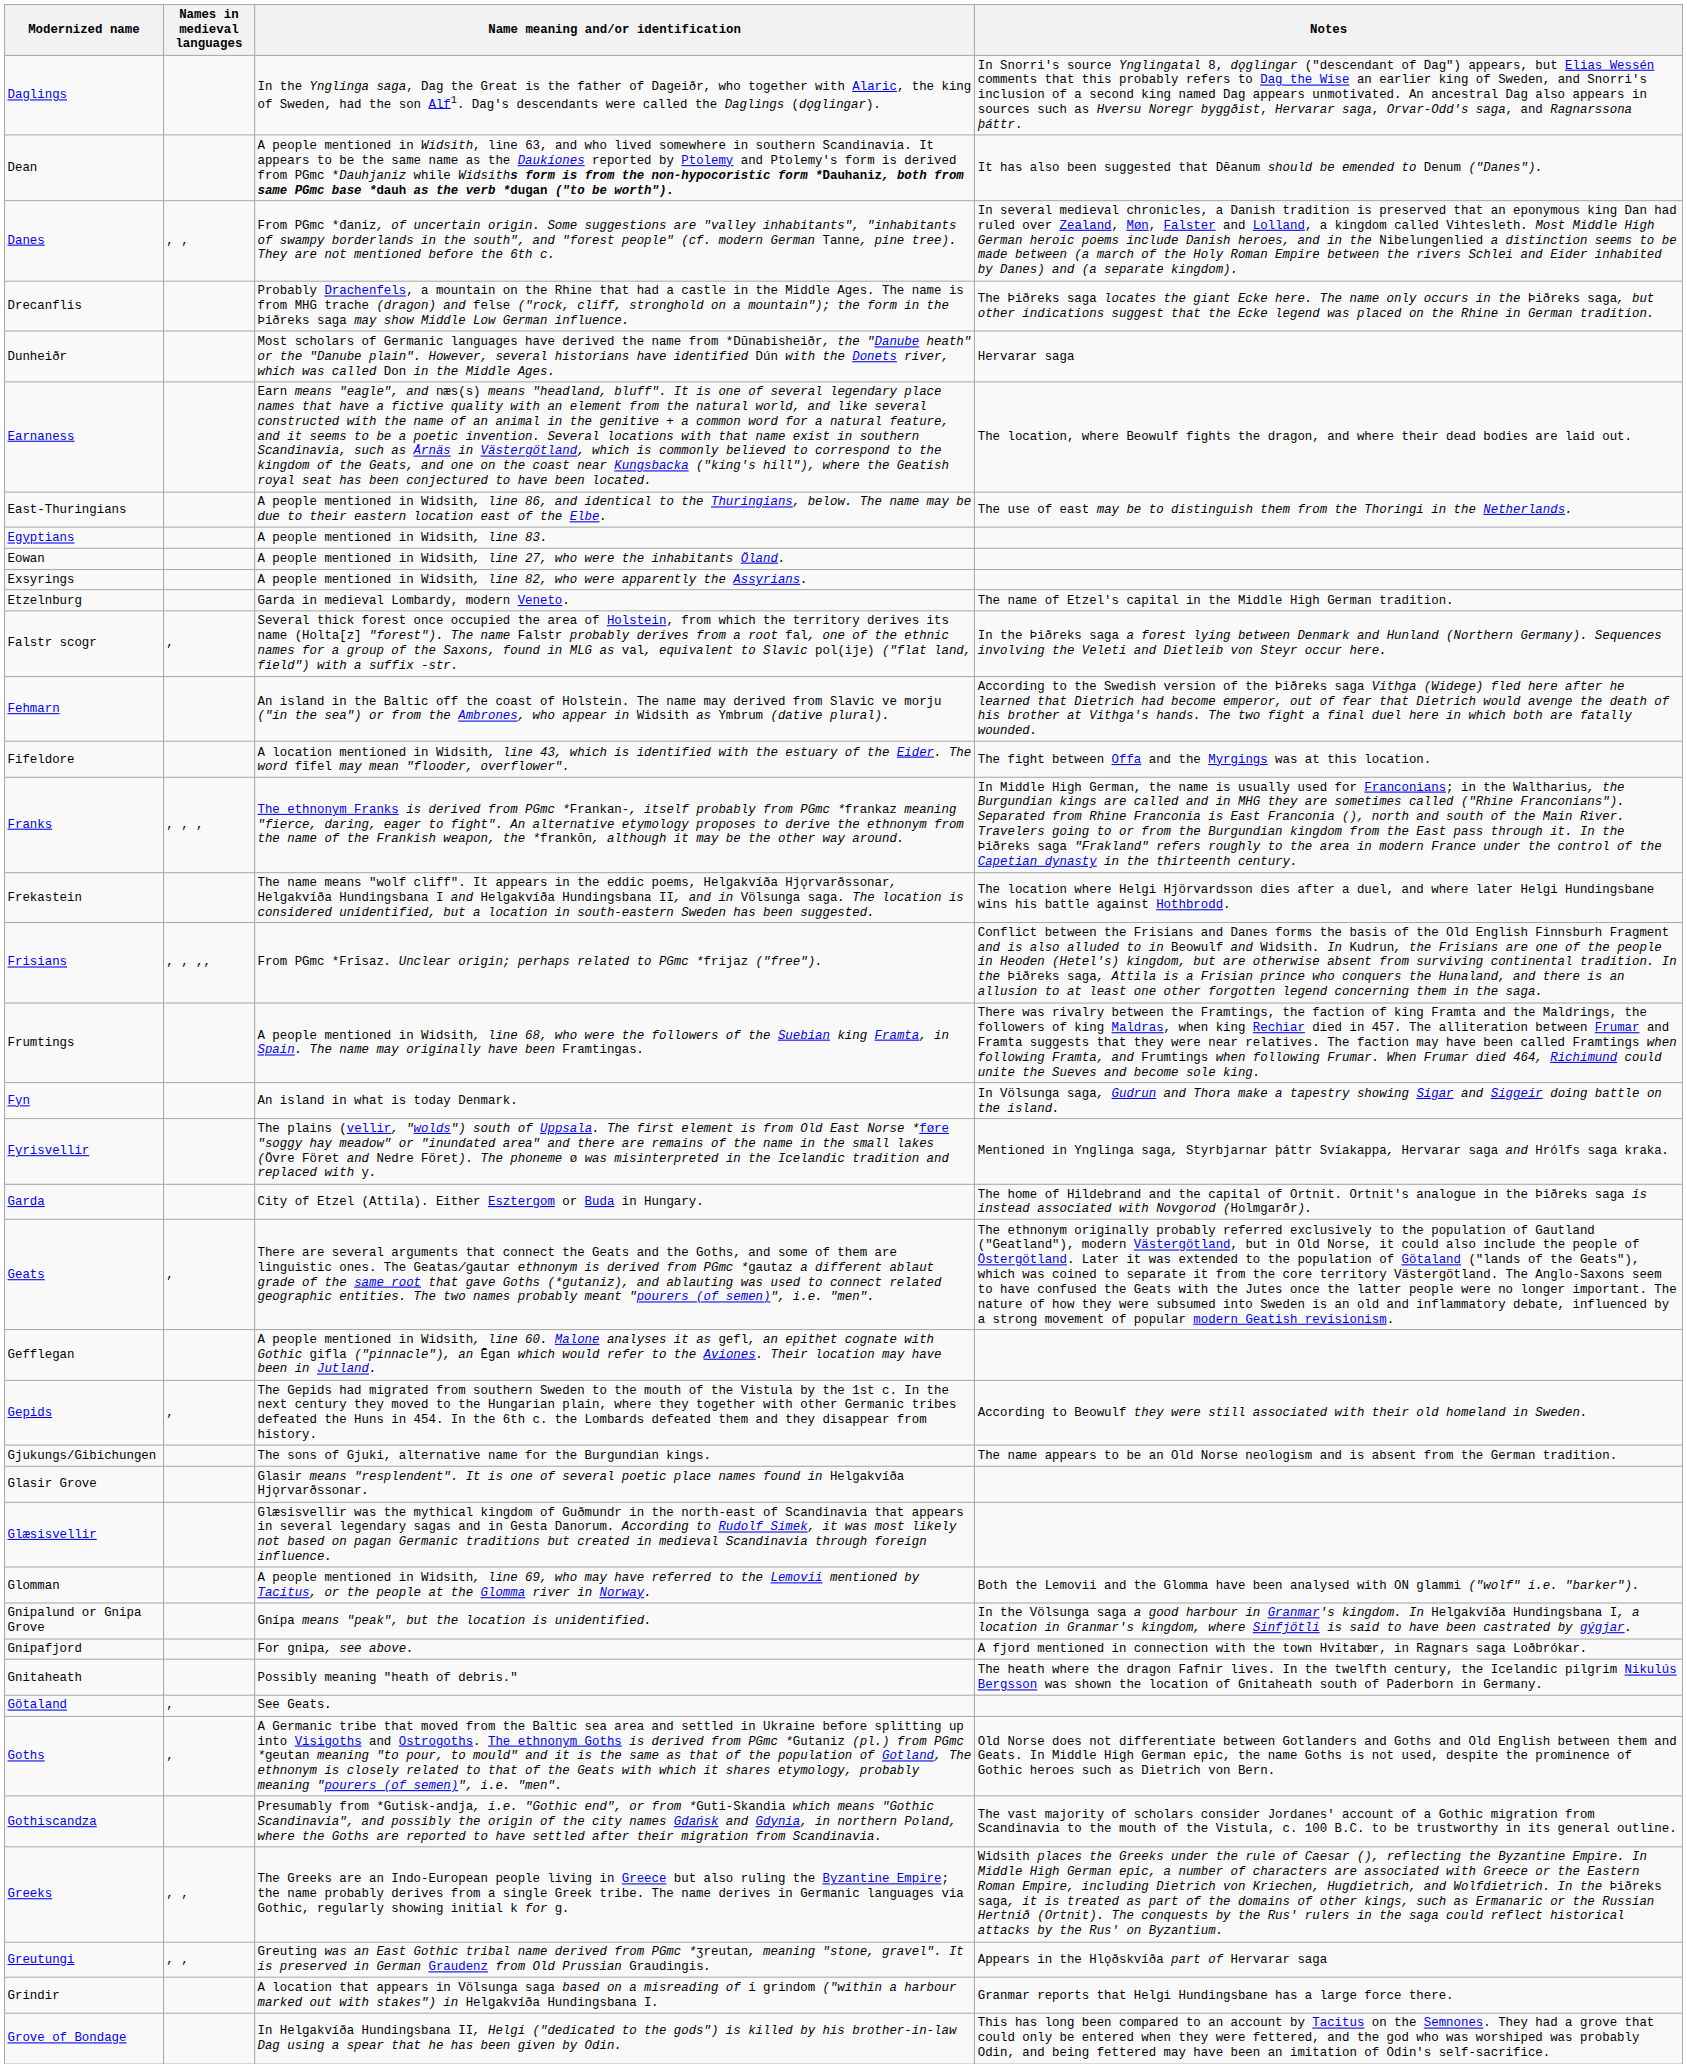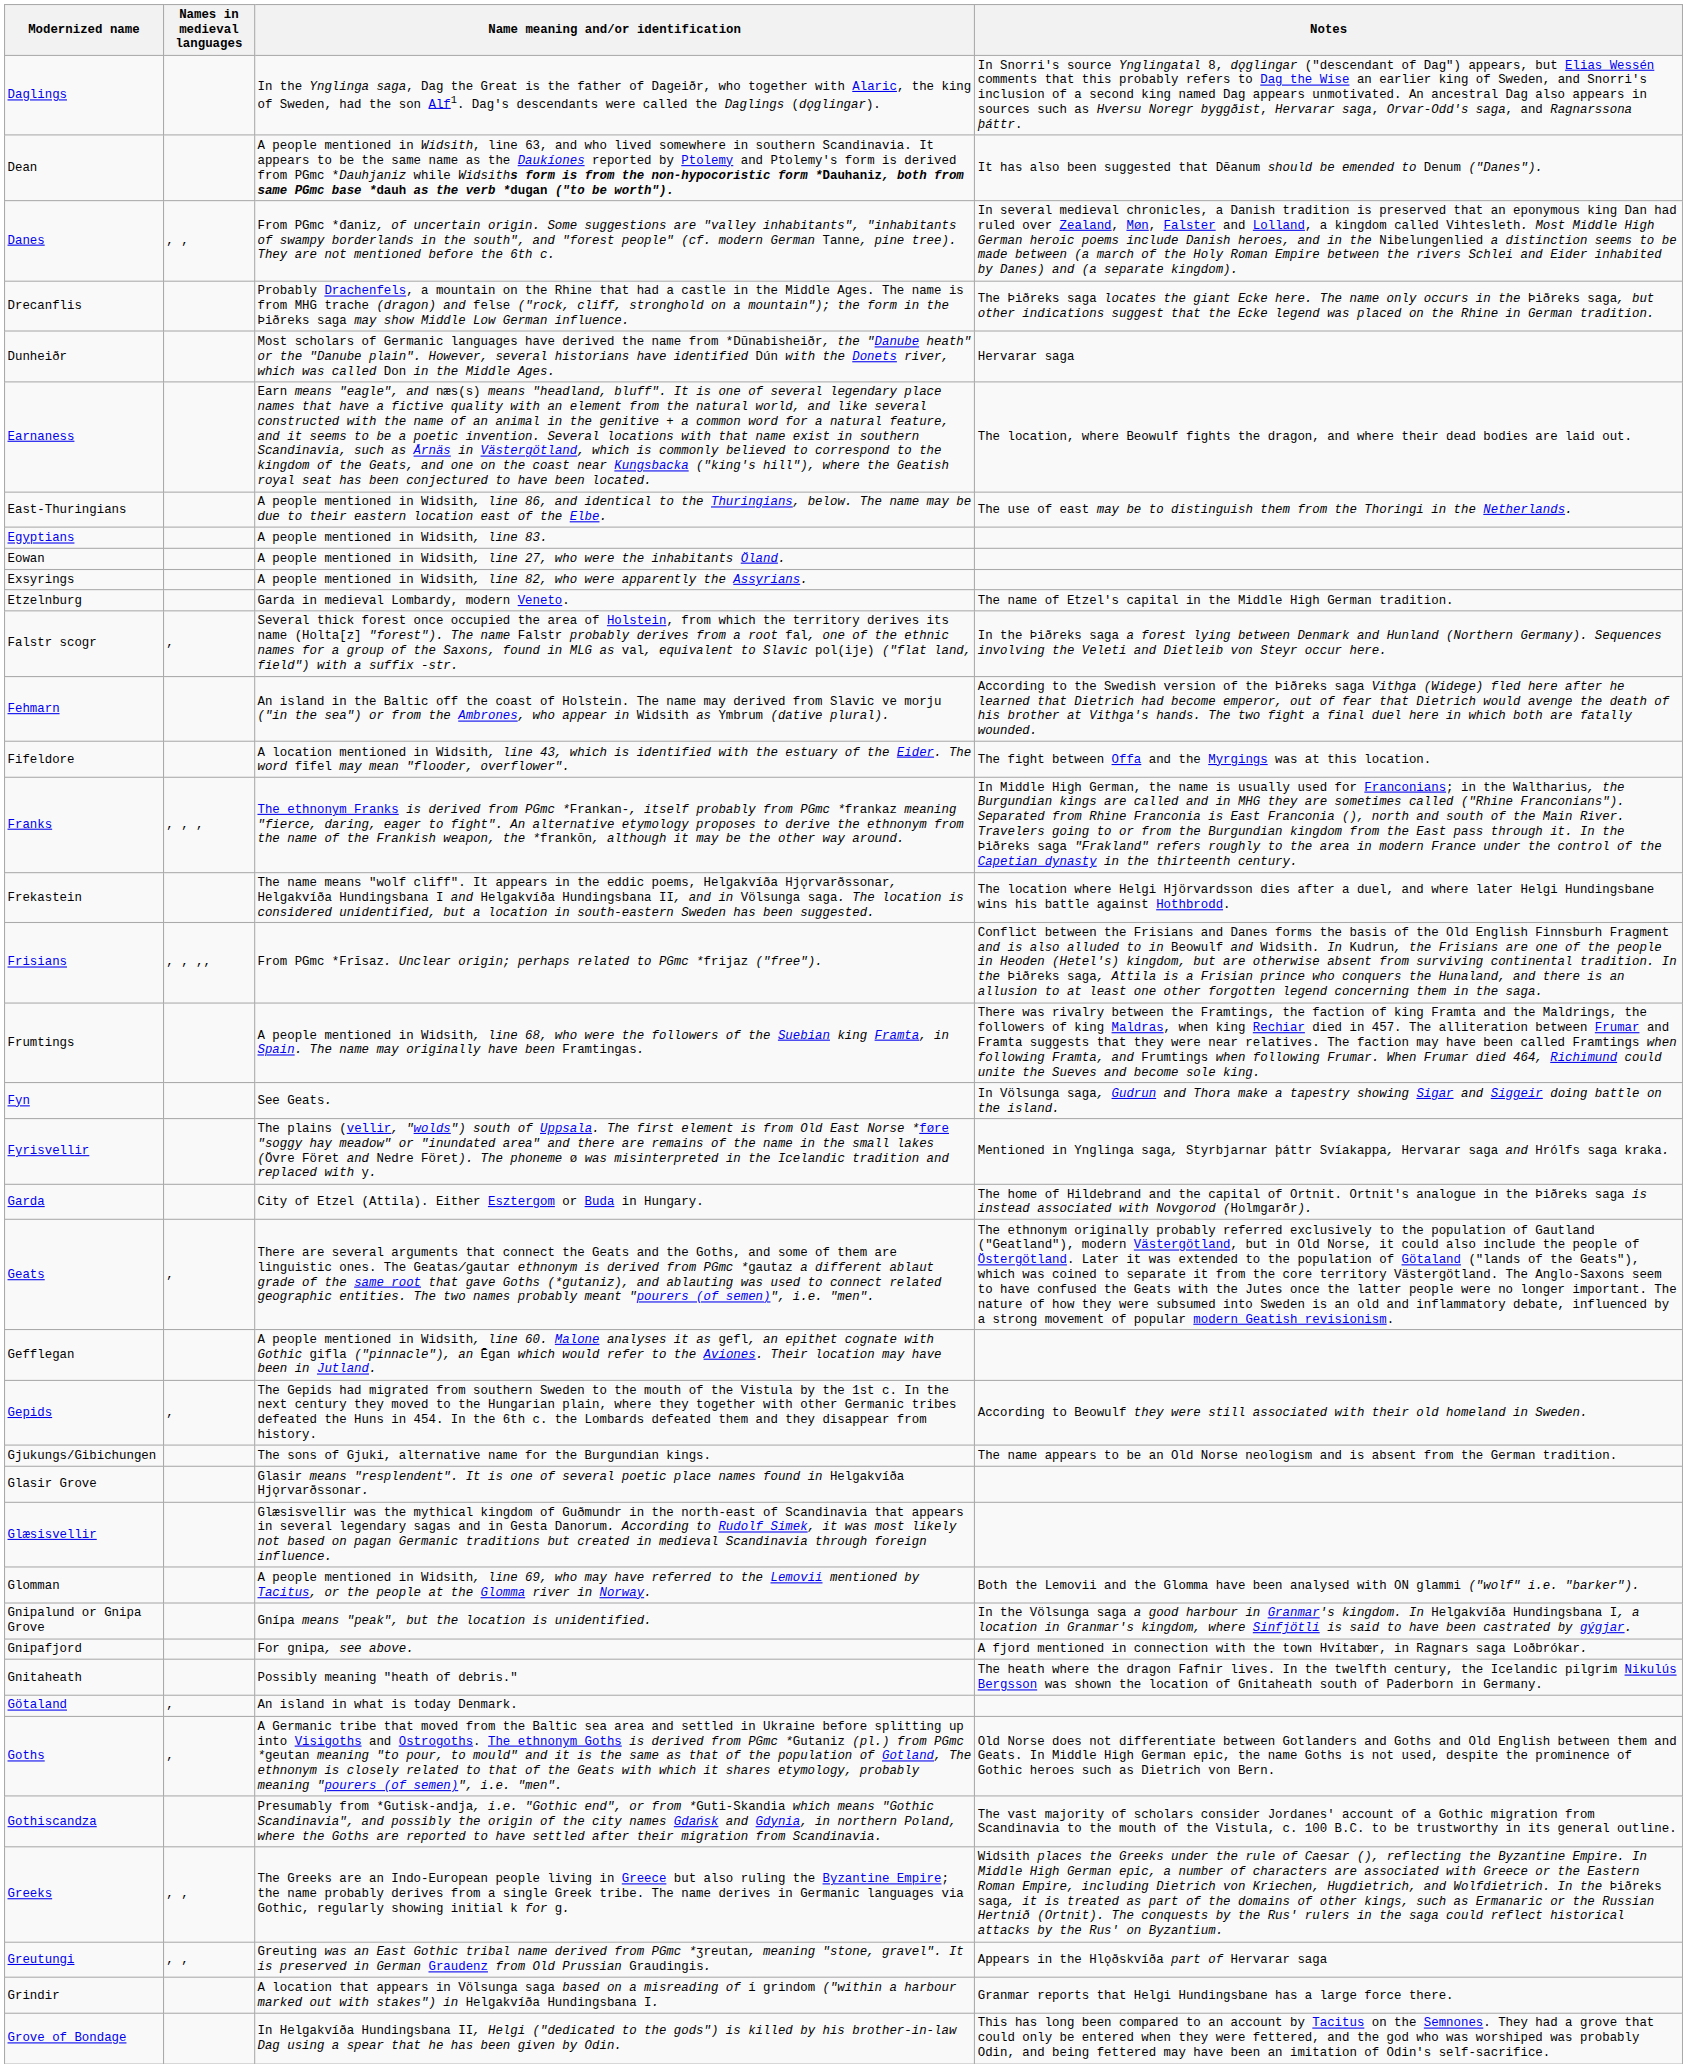(388, 1101) An island in what is today Denmark. -> (295, 1101) See Geats.
(295, 1705) See Geats. -> (388, 1705) An island in what is today Denmark.
